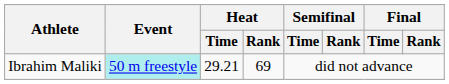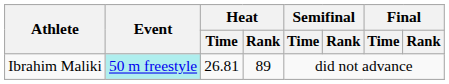(222, 67) 29.21 -> (222, 67) 26.81
(263, 67) 69 -> (263, 67) 89
